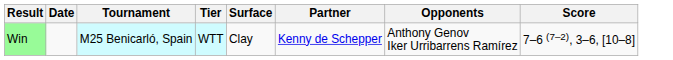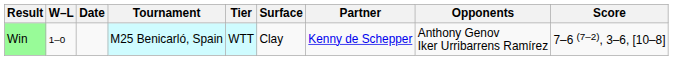+ column: (61, 13)
